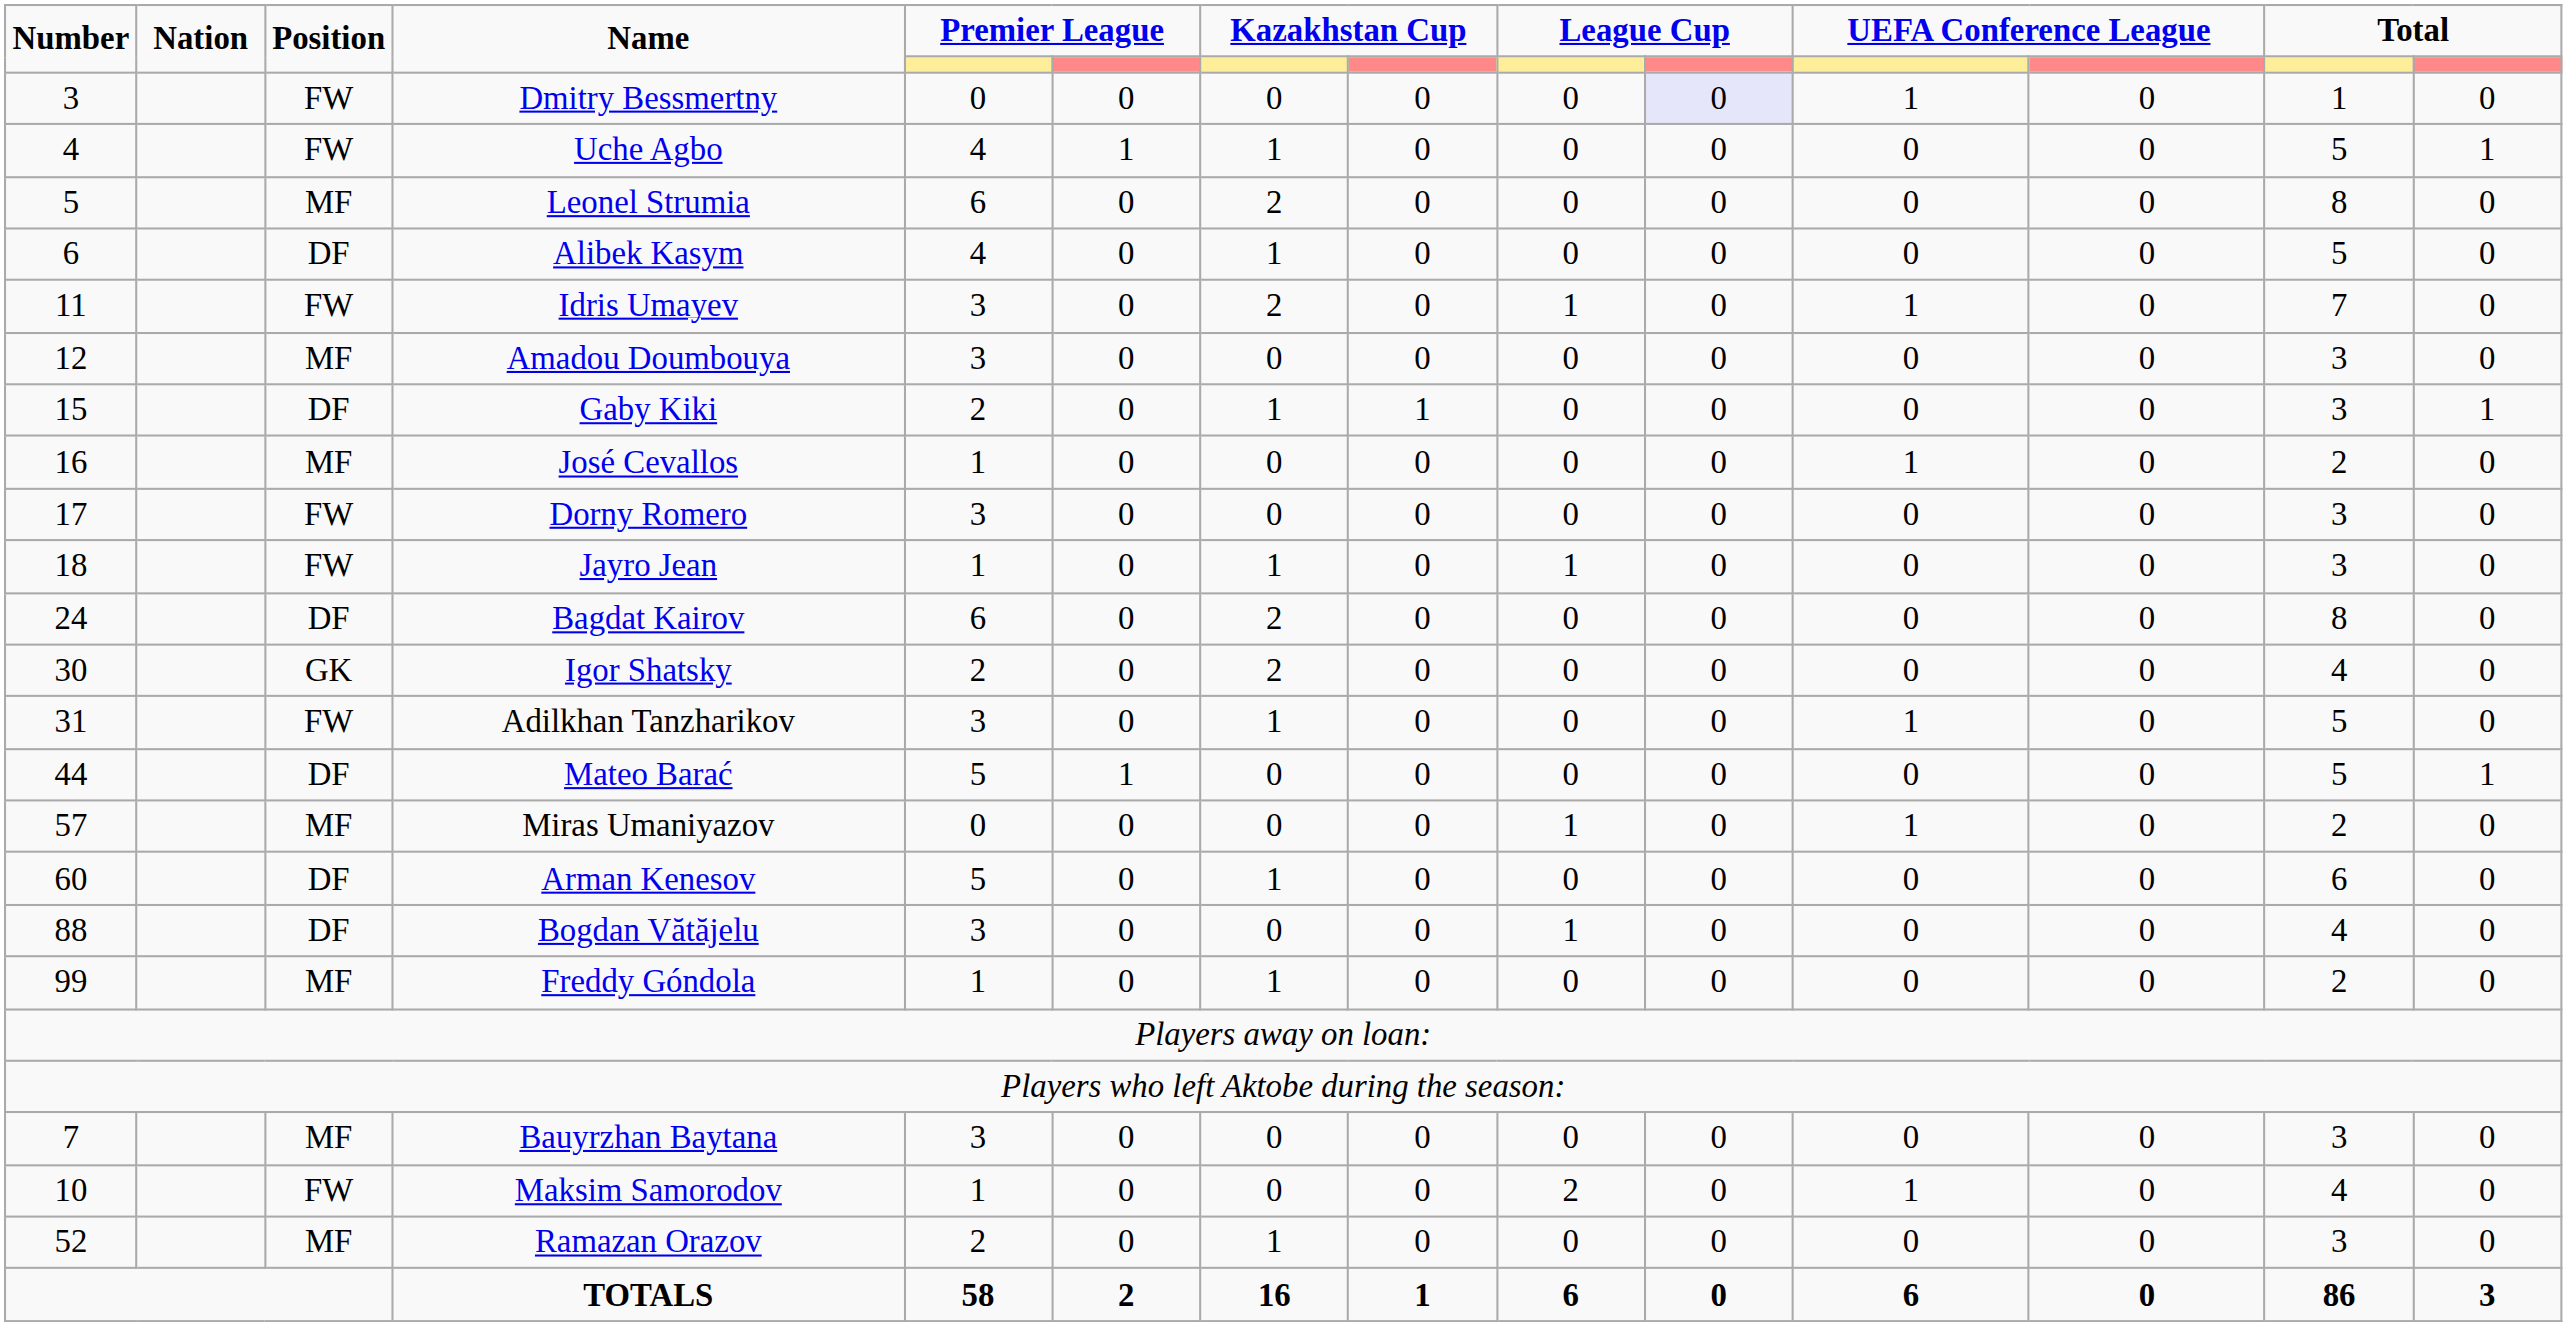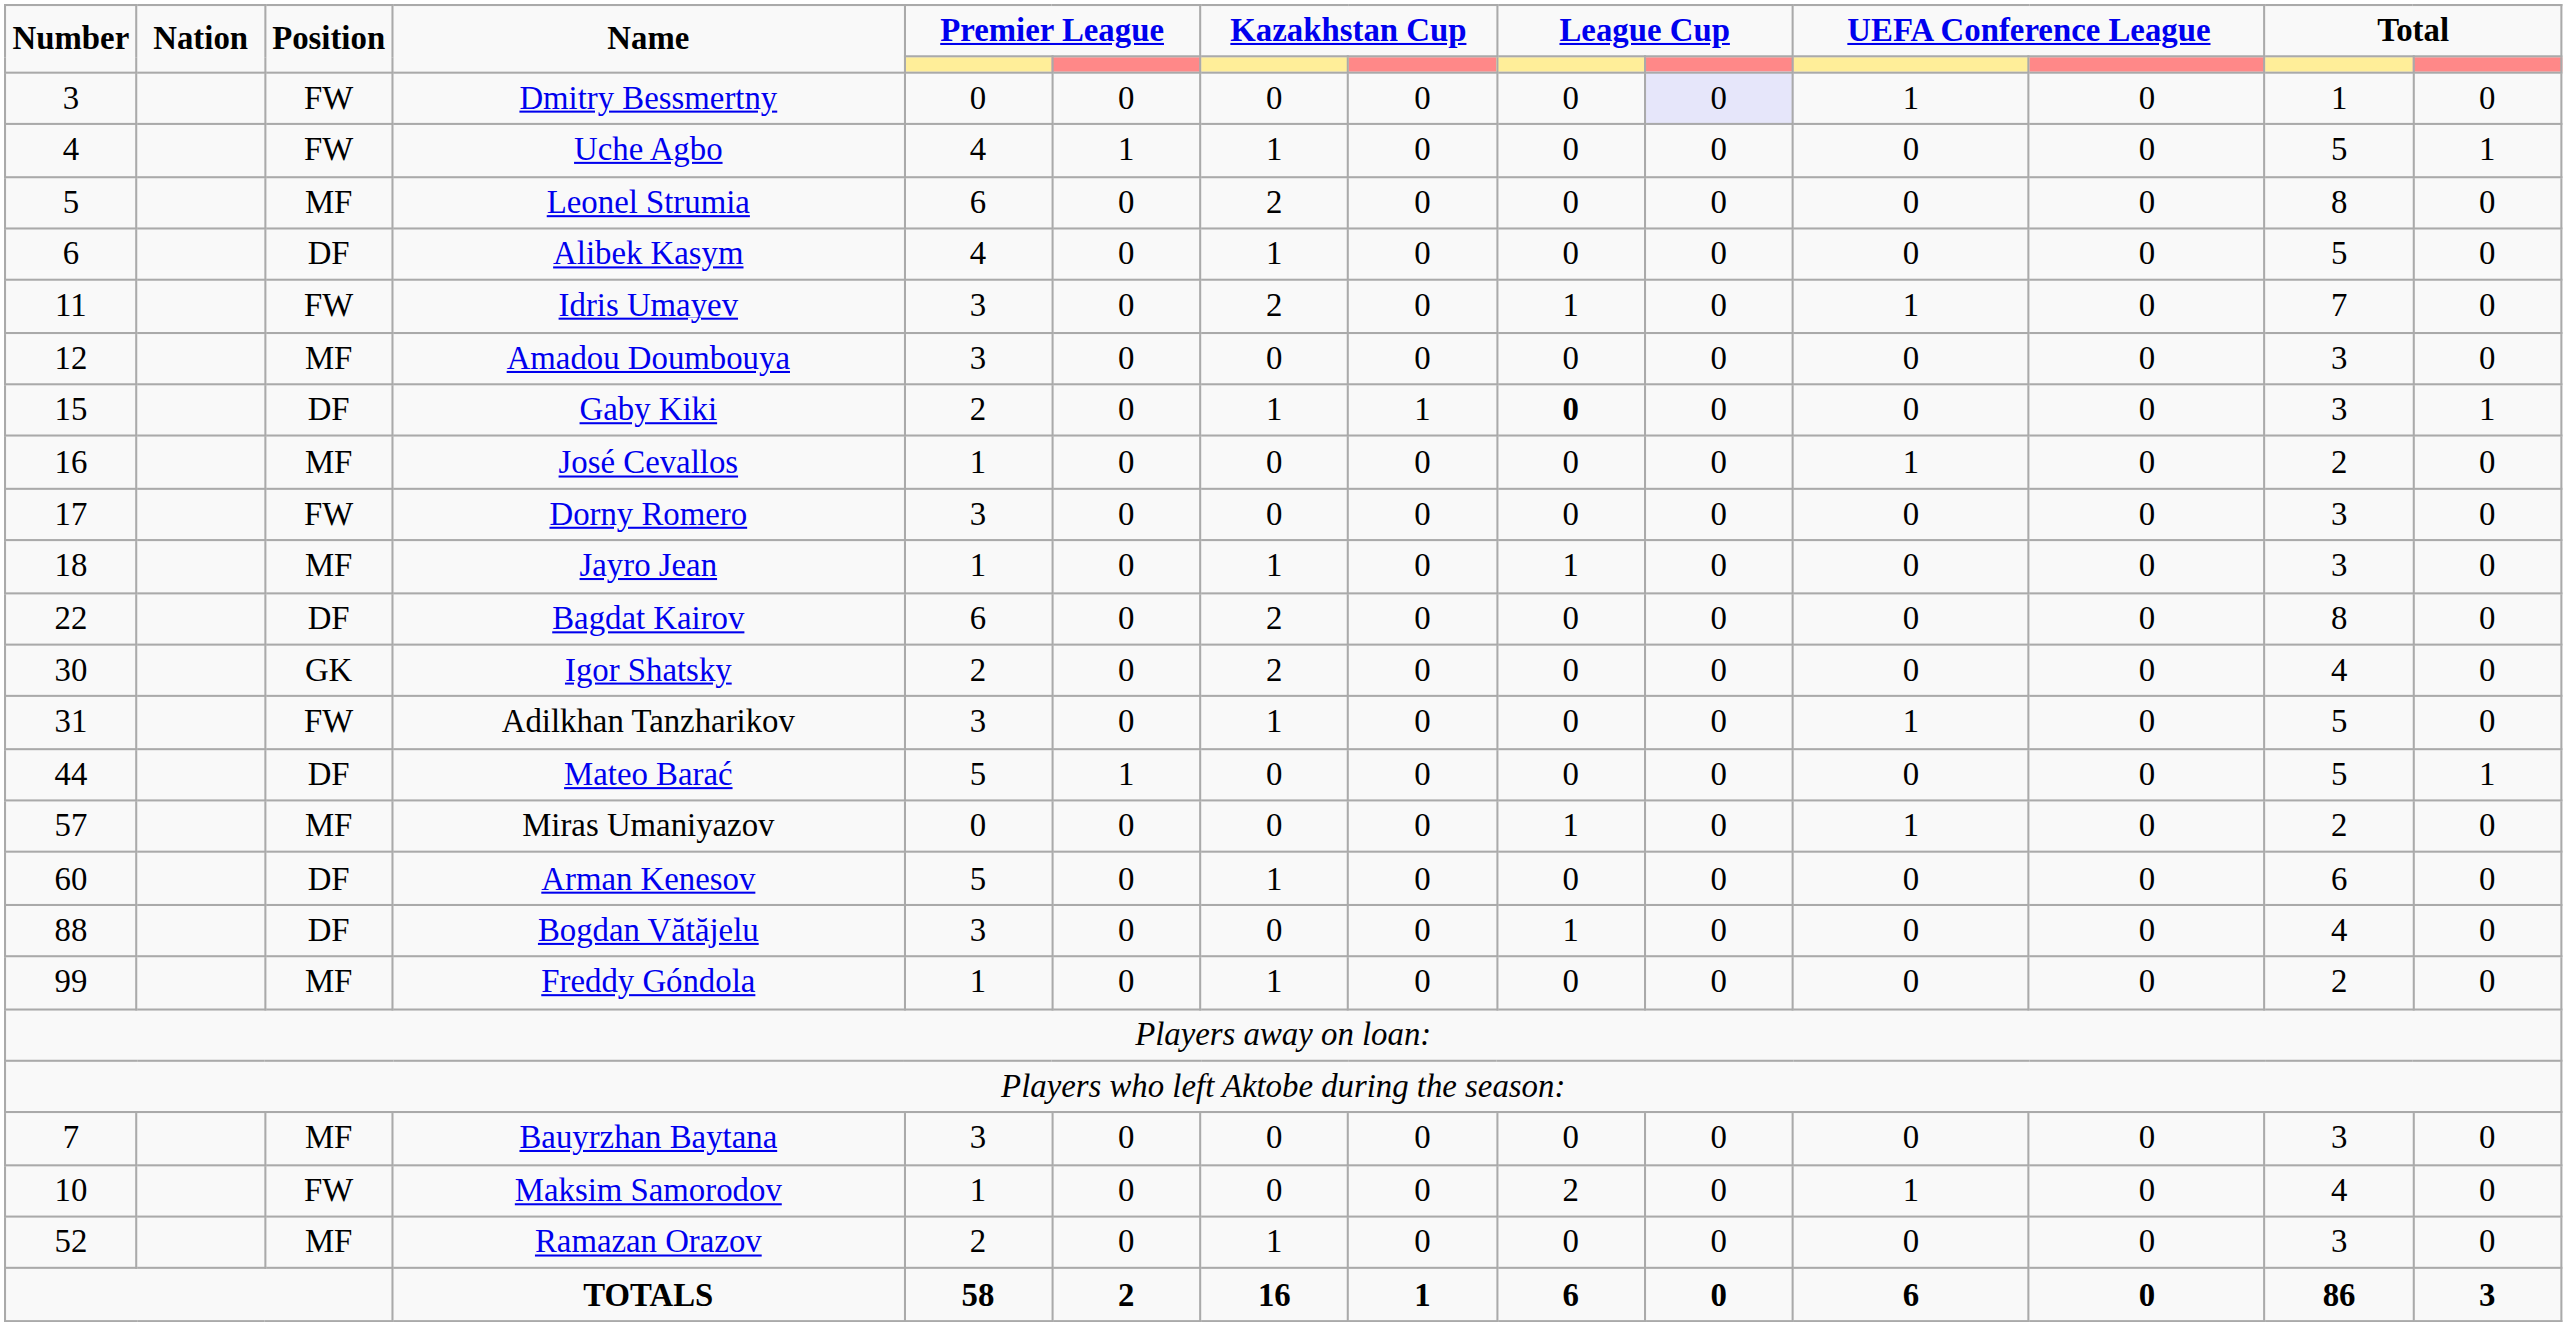(1571, 409) normal -> (1571, 409) bold
(329, 565) FW -> (329, 565) MF
(71, 617) 24 -> (71, 617) 22
